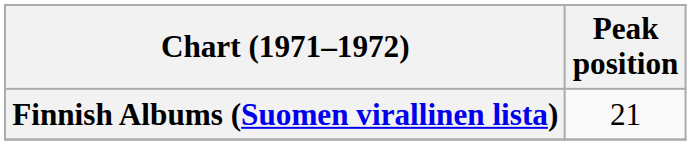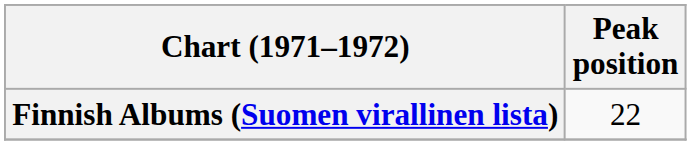(626, 113) 21 -> (626, 113) 22
